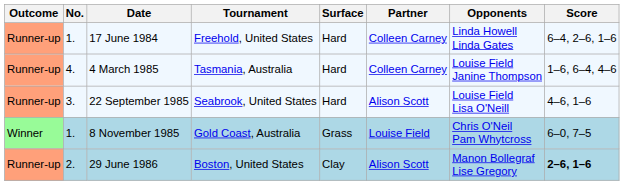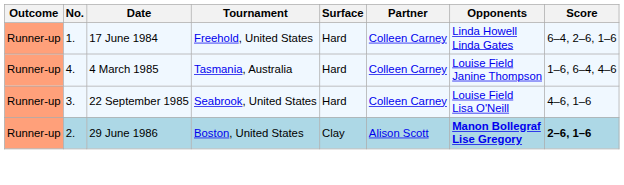(399, 101) Alison Scott -> (408, 101) Colleen Carney
- row: (134, 132)
(493, 164) normal -> (497, 132) bold
